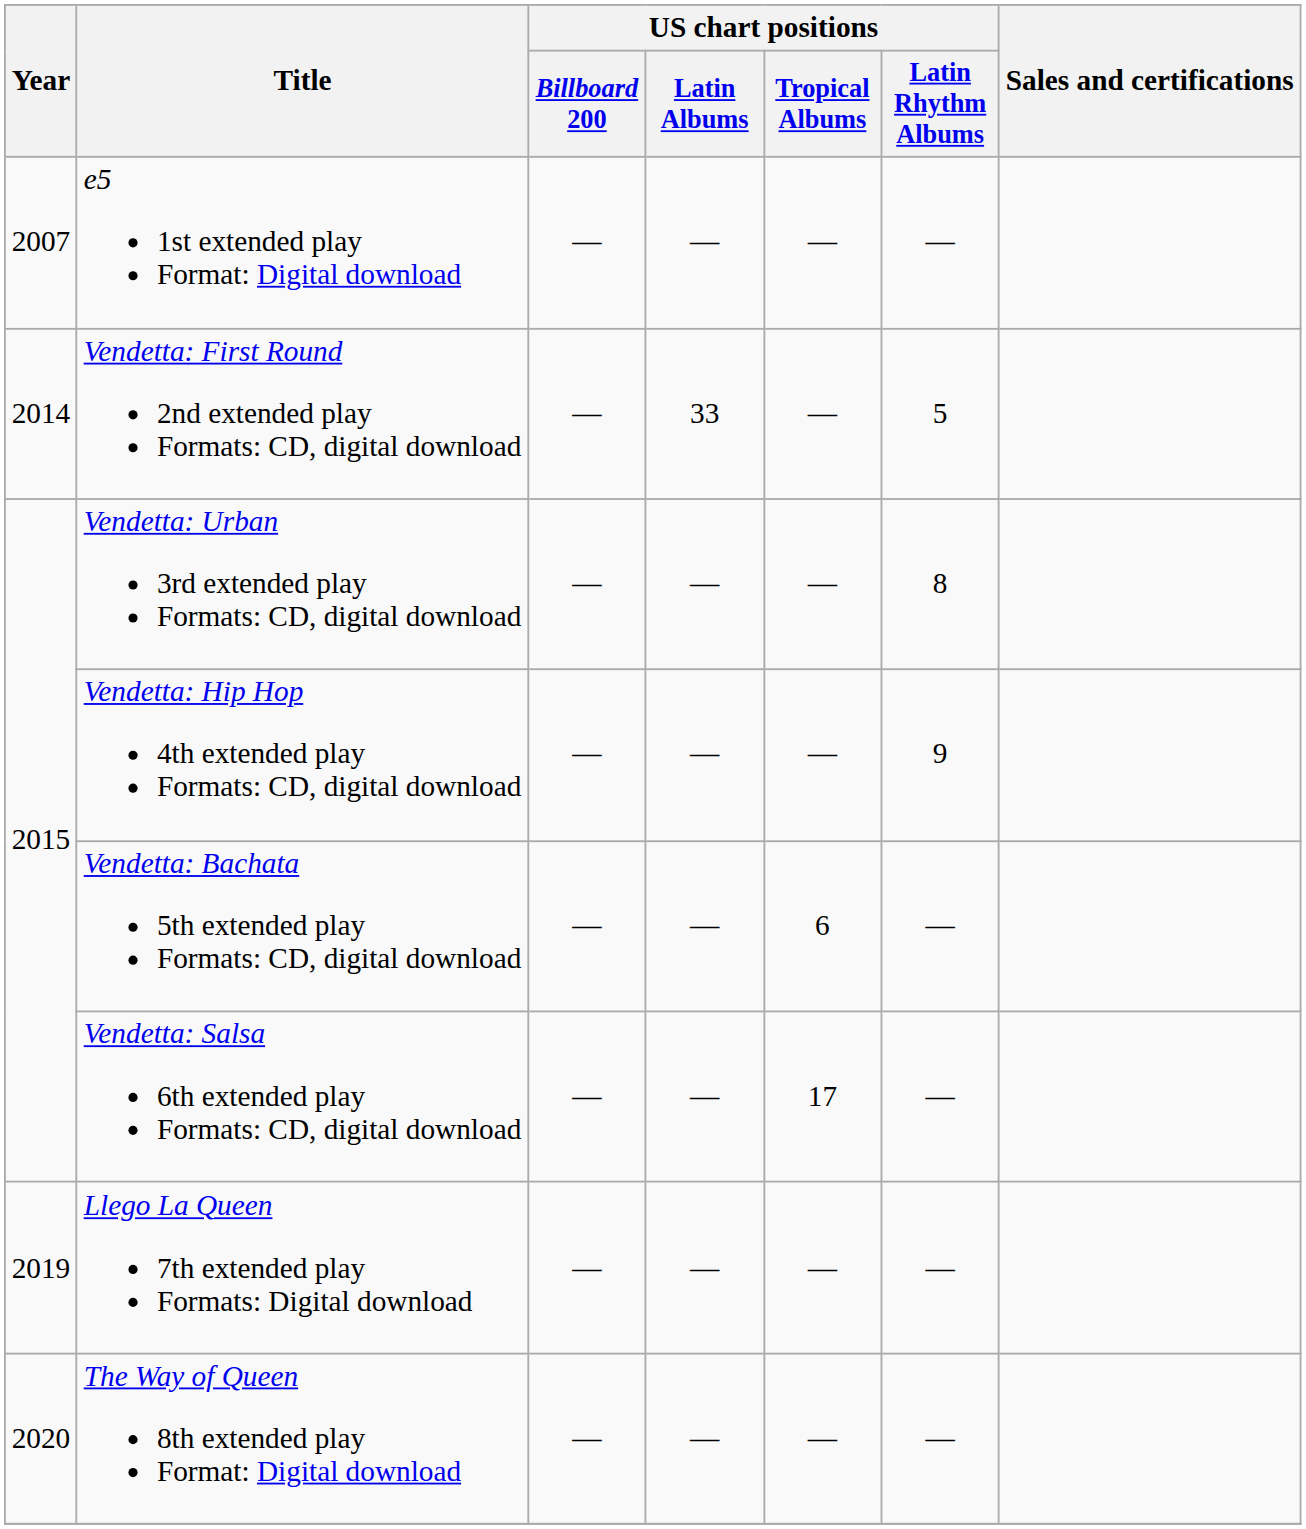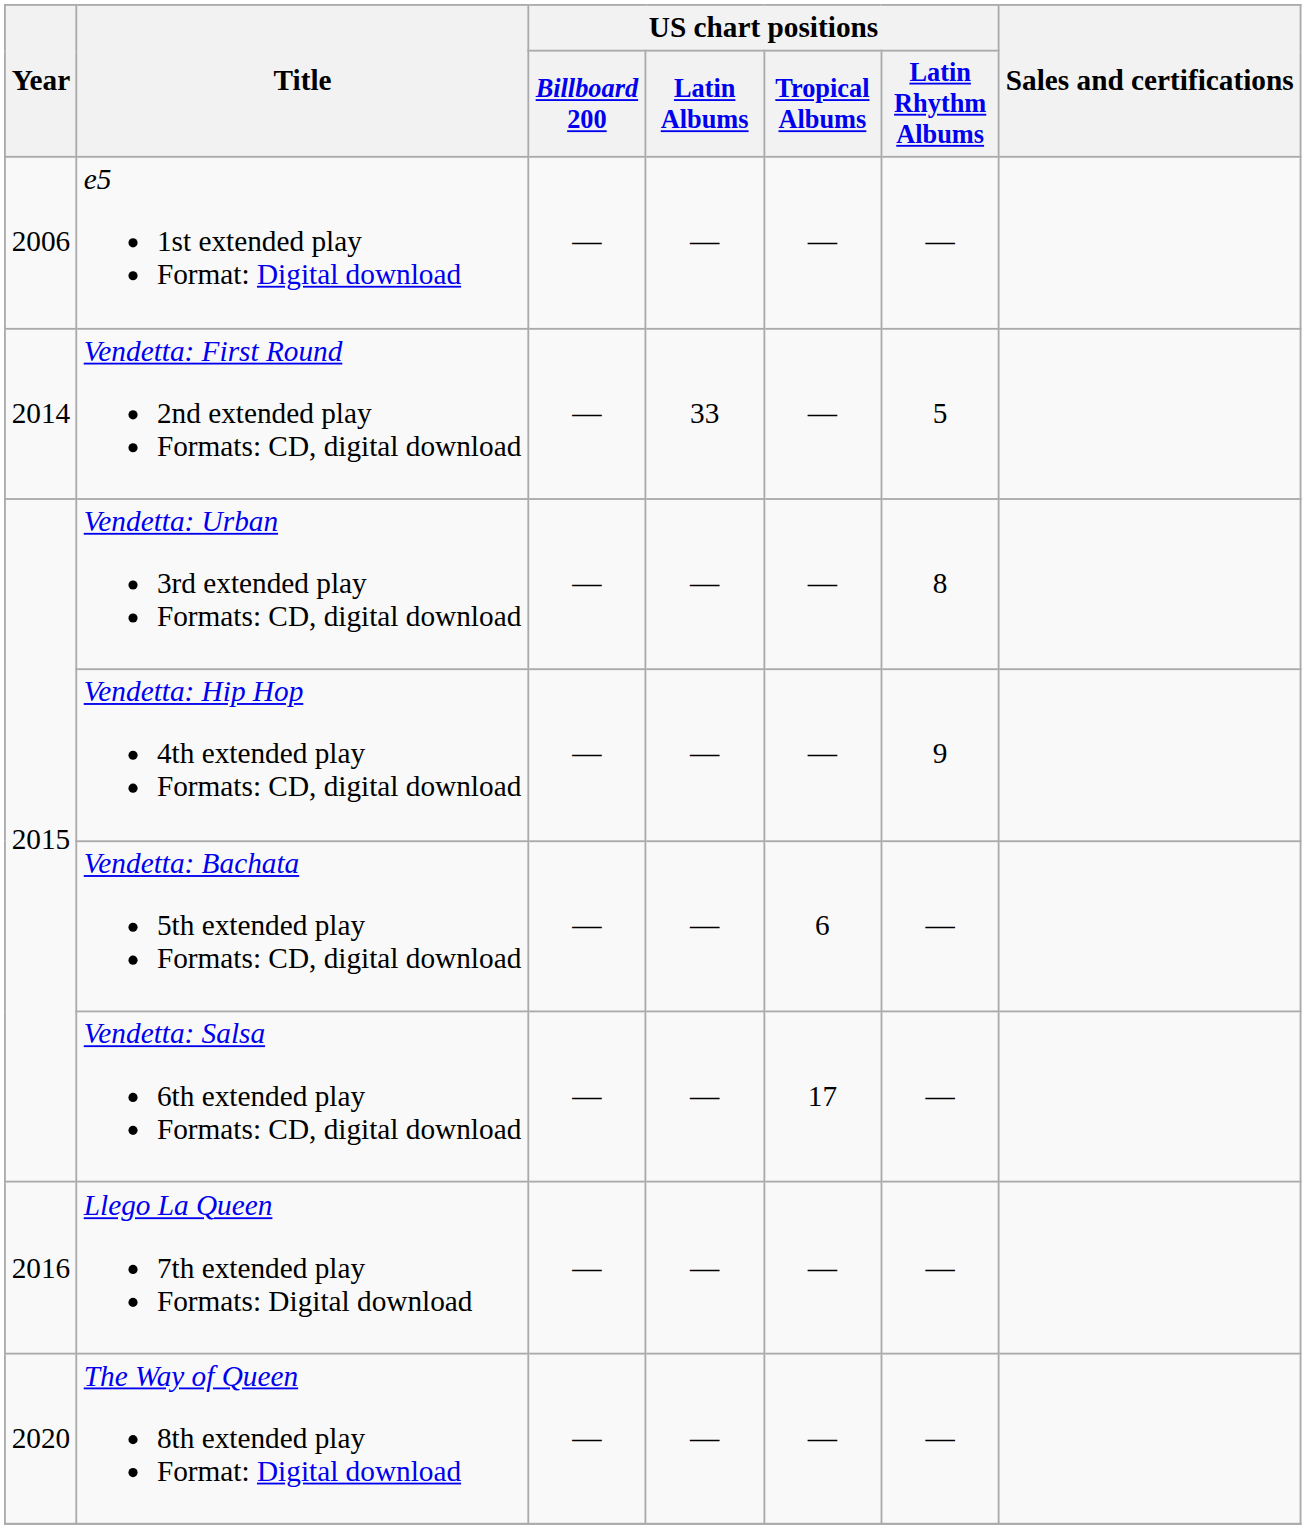(41, 242) 2007 -> (41, 242) 2006
(41, 1267) 2019 -> (41, 1267) 2016
